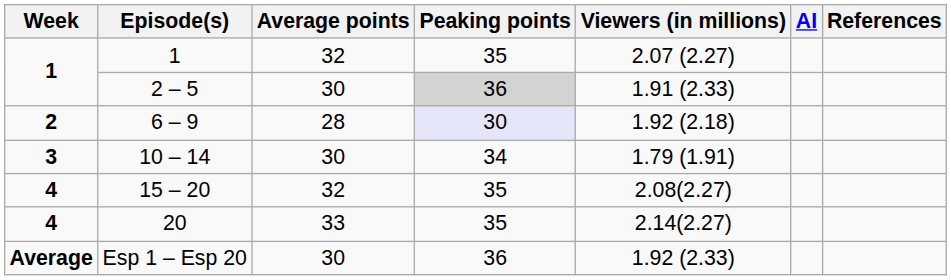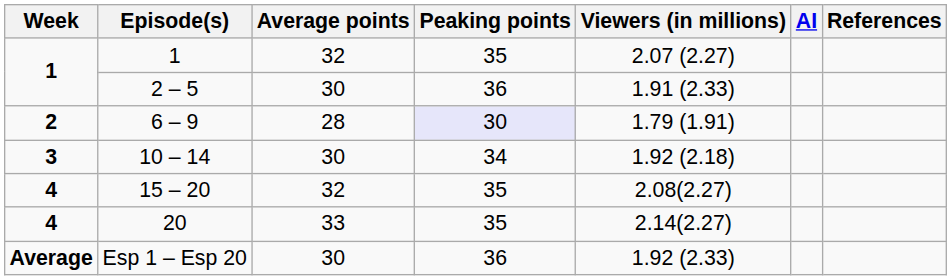(495, 88) lightgrey background -> (495, 88) no background
(683, 122) 1.92 (2.18) -> (683, 122) 1.79 (1.91)
(683, 156) 1.79 (1.91) -> (683, 156) 1.92 (2.18)
